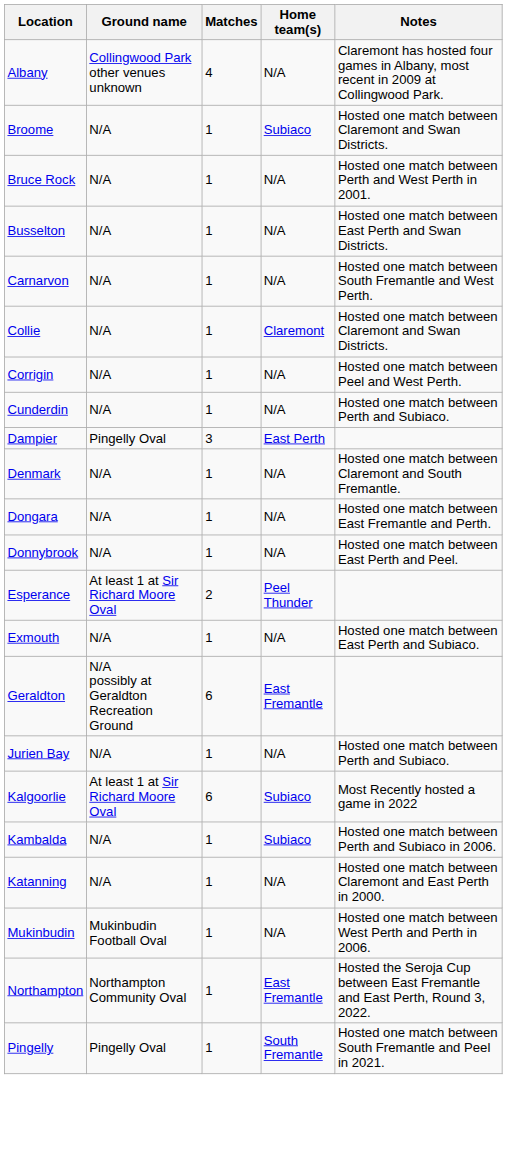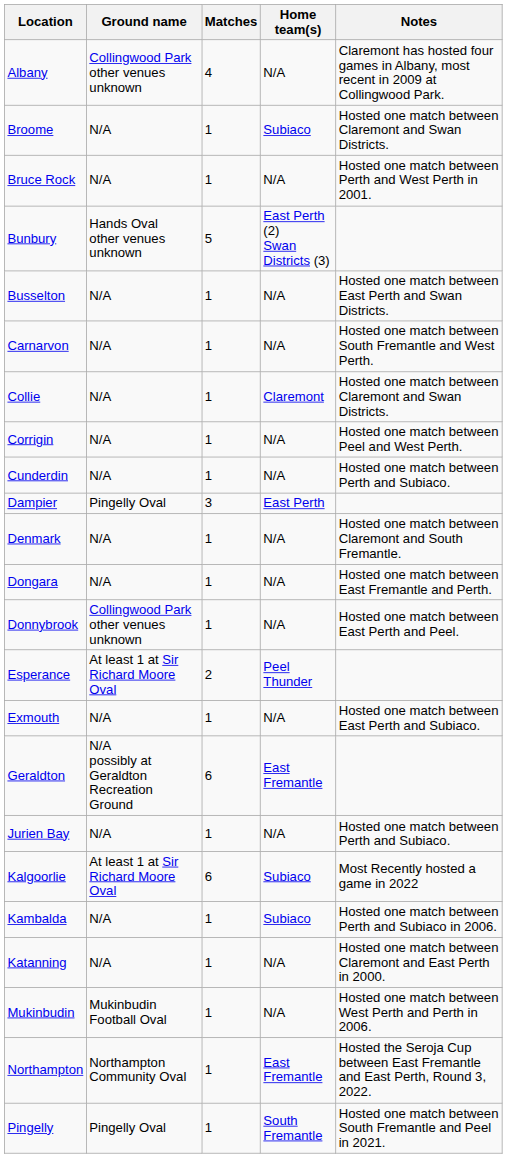+ row: (32, 238)
(100, 552) N/A -> (140, 624) Collingwood Park other venues unknown
